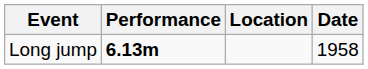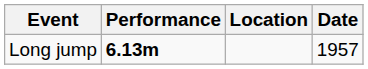(338, 50) 1958 -> (338, 50) 1957
